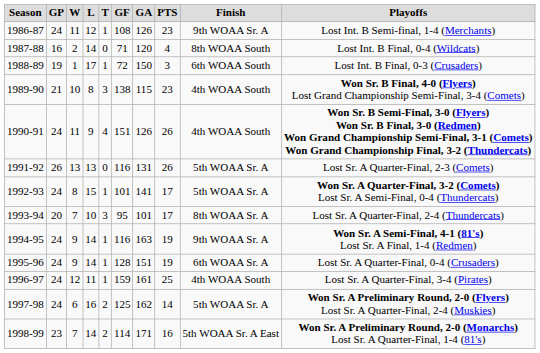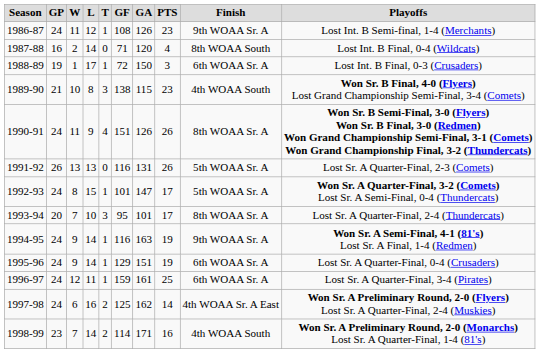(231, 65) 6th WOAA South -> (231, 65) 6th WOAA Sr. A
(231, 131) 4th WOAA South -> (231, 131) 8th WOAA Sr. A
(144, 191) 141 -> (144, 191) 147
(122, 262) 128 -> (122, 262) 129
(231, 280) 4th WOAA South -> (231, 280) 6th WOAA Sr. A
(231, 304) 5th WOAA Sr. A -> (231, 304) 4th WOAA Sr. A East
(231, 334) 5th WOAA Sr. A East -> (231, 334) 4th WOAA South
